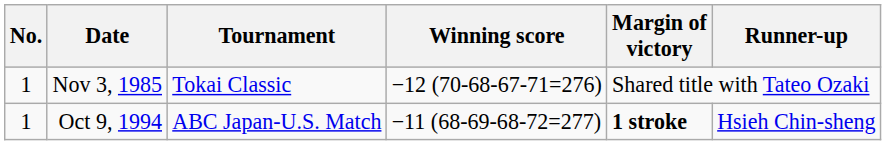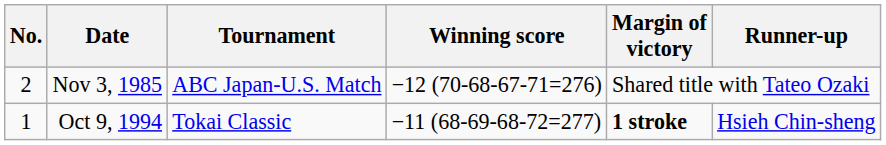(26, 85) 1 -> (26, 85) 2
(232, 85) Tokai Classic -> (277, 85) ABC Japan-U.S. Match
(277, 121) ABC Japan-U.S. Match -> (232, 121) Tokai Classic
